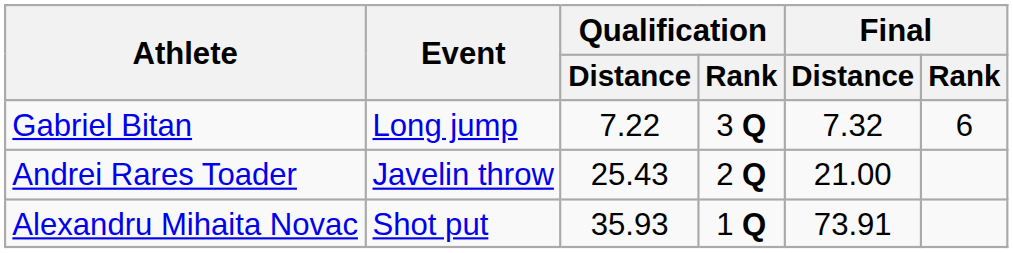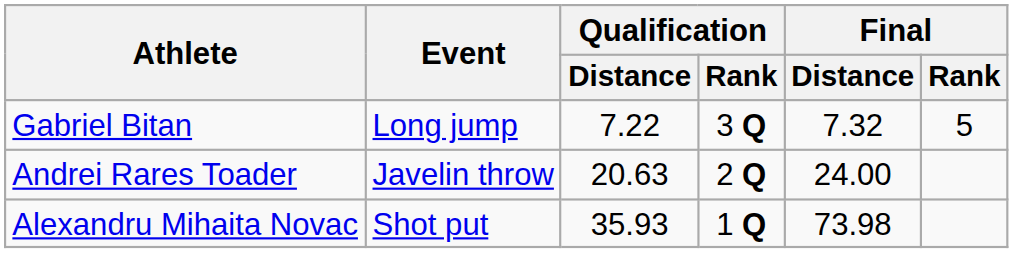(964, 126) 6 -> (964, 126) 5
(630, 175) 25.43 -> (630, 175) 20.63
(853, 175) 21.00 -> (853, 175) 24.00
(853, 224) 73.91 -> (853, 224) 73.98
